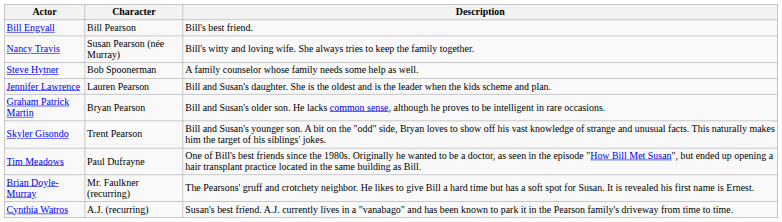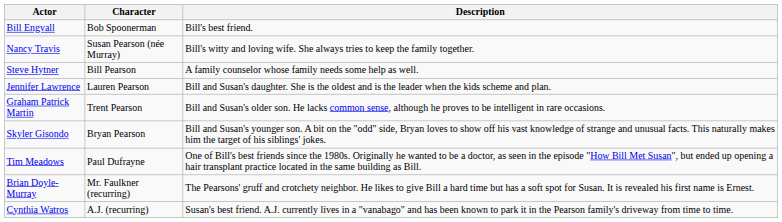(111, 28) Bill Pearson -> (122, 28) Bob Spoonerman
(122, 70) Bob Spoonerman -> (111, 70) Bill Pearson
(116, 107) Bryan Pearson -> (115, 107) Trent Pearson
(115, 134) Trent Pearson -> (116, 134) Bryan Pearson
